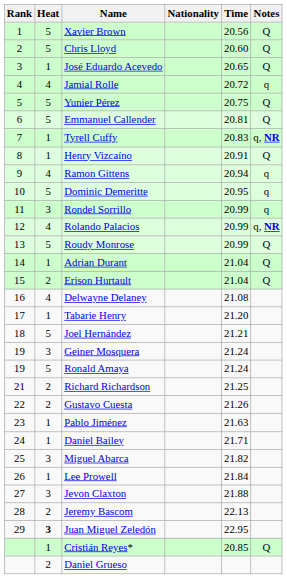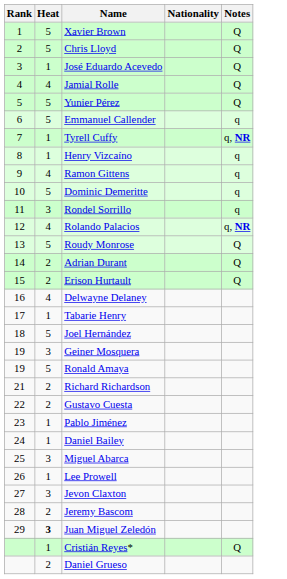- column: (236, 13)
(266, 84) q -> (237, 84) Q
(266, 120) Q -> (237, 120) q
(266, 155) Q -> (237, 155) q
(48, 262) 1 -> (48, 262) 2
